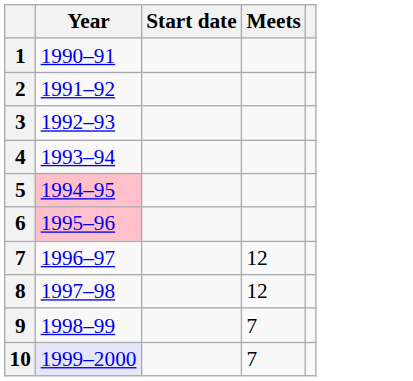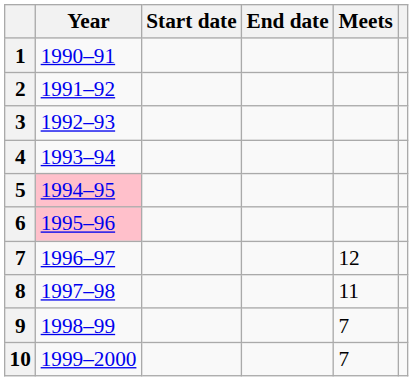+ column: (288, 21)
(257, 291) 12 -> (349, 291) 11
(89, 358) lavender background -> (89, 358) no background
